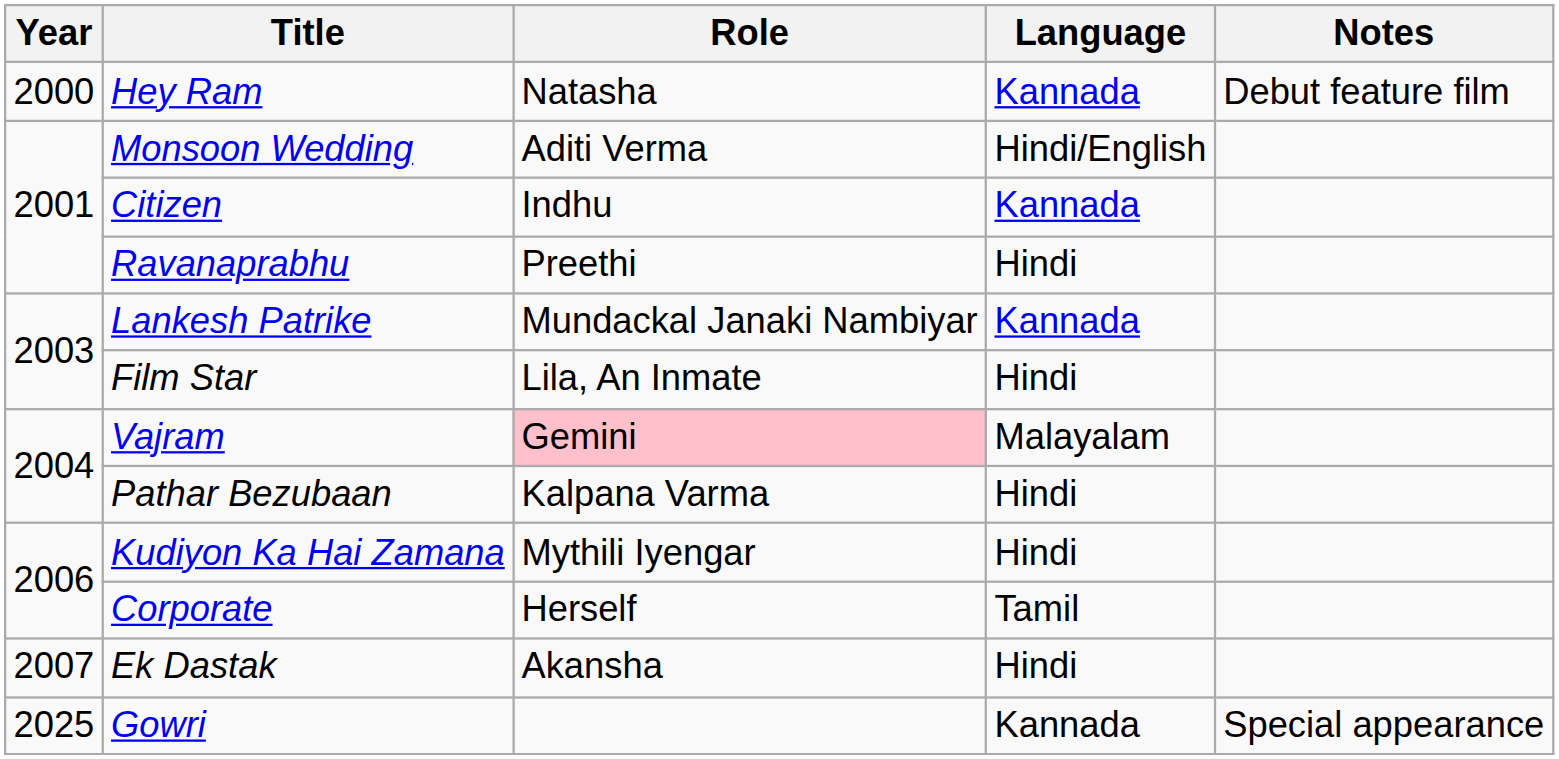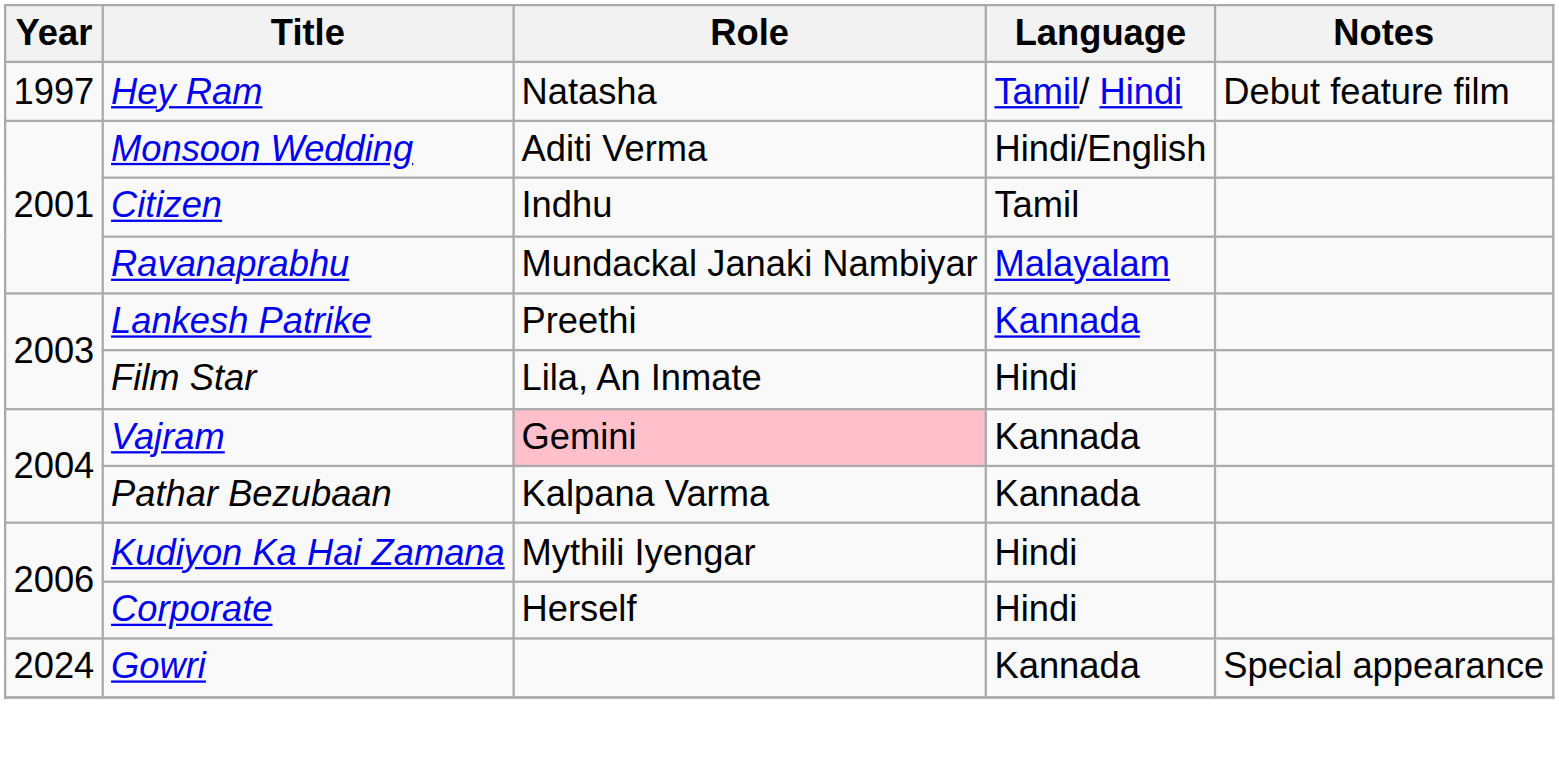(54, 90) 2000 -> (54, 90) 1997
(1067, 90) Kannada -> (1088, 90) Tamil/ Hindi
(1067, 206) Kannada -> (1037, 206) Tamil
(579, 263) Preethi -> (750, 263) Mundackal Janaki Nambiyar
(1036, 263) Hindi -> (1082, 263) Malayalam
(750, 321) Mundackal Janaki Nambiyar -> (579, 321) Preethi
(1082, 436) Malayalam -> (1067, 436) Kannada
(1036, 494) Hindi -> (1067, 494) Kannada
(1037, 609) Tamil -> (1036, 609) Hindi
- row: (194, 666)
(54, 724) 2025 -> (54, 666) 2024
